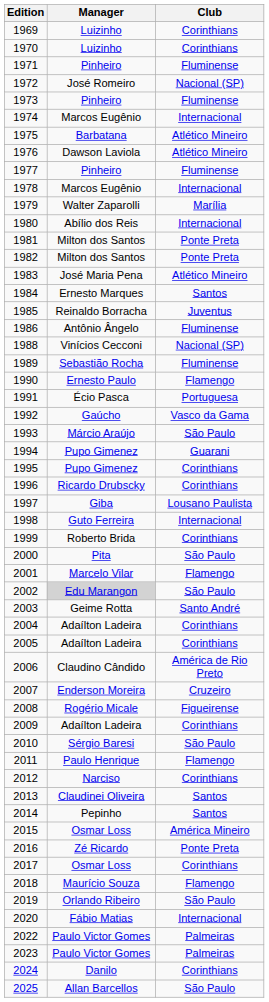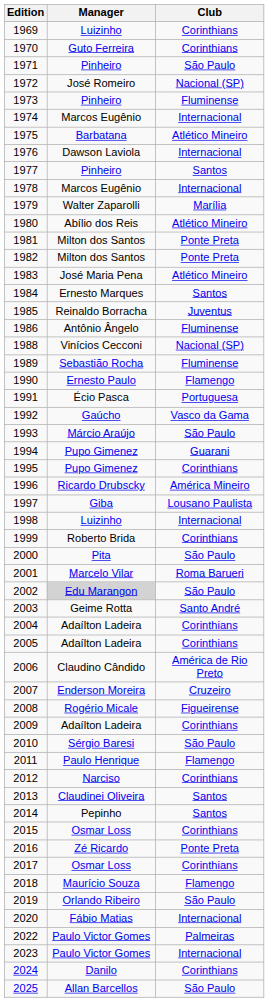(101, 48) Luizinho -> (101, 48) Guto Ferreira
(210, 65) Fluminense -> (210, 65) São Paulo
(210, 153) Atlético Mineiro -> (210, 153) Internacional
(210, 170) Fluminense -> (210, 170) Santos
(210, 223) Internacional -> (210, 223) Atlético Mineiro
(210, 485) Corinthians -> (210, 485) América Mineiro
(101, 521) Guto Ferreira -> (101, 521) Luizinho
(210, 573) Flamengo -> (210, 573) Roma Barueri
(210, 831) América Mineiro -> (210, 831) Corinthians
(210, 953) Palmeiras -> (210, 953) Internacional
